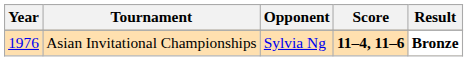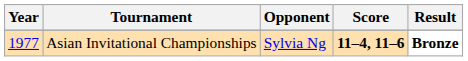(24, 43) 1976 -> (24, 43) 1977
